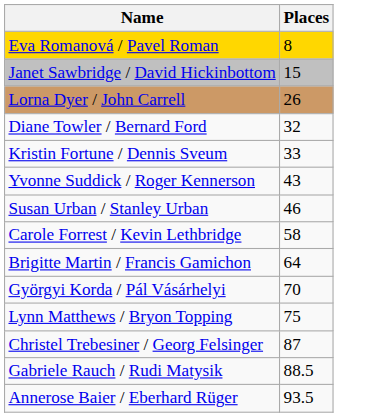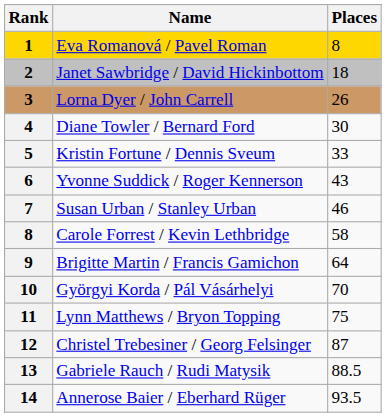+ column: (28, 18)
(292, 72) 15 -> (340, 72) 18
(292, 126) 32 -> (340, 126) 30
